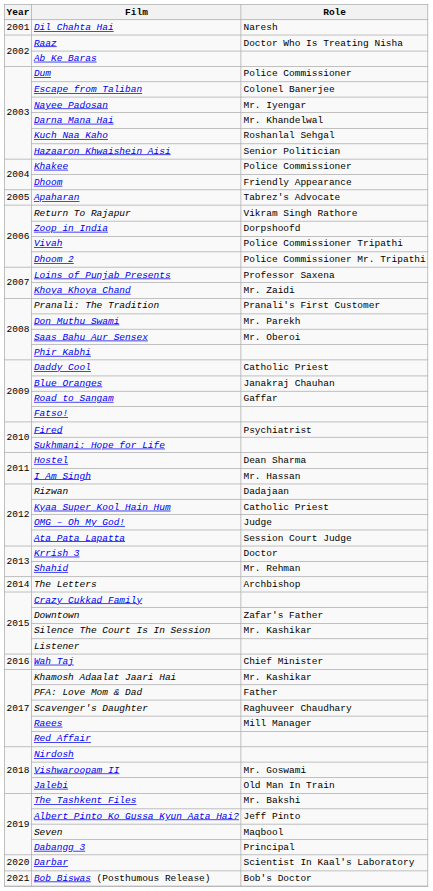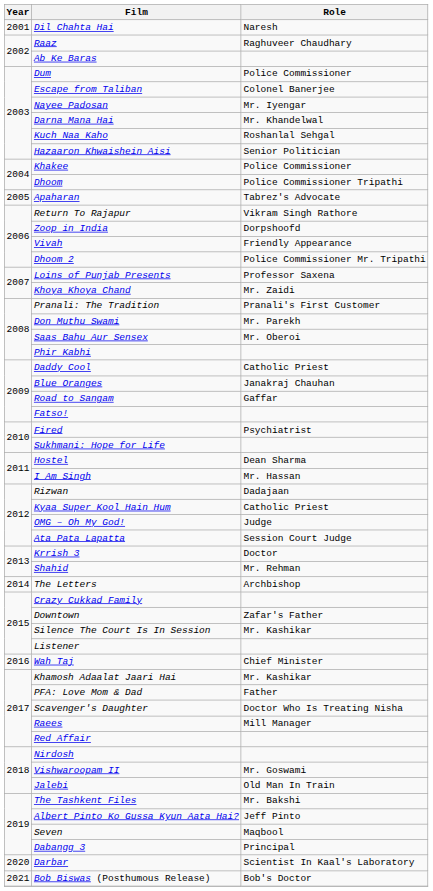(323, 43) Doctor Who Is Treating Nisha -> (298, 43) Raghuveer Chaudhary
(298, 182) Friendly Appearance -> (323, 182) Police Commissioner Tripathi
(323, 244) Police Commissioner Tripathi -> (298, 244) Friendly Appearance
(298, 708) Raghuveer Chaudhary -> (323, 708) Doctor Who Is Treating Nisha
